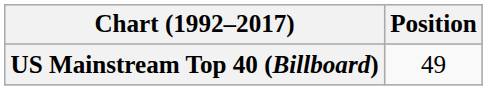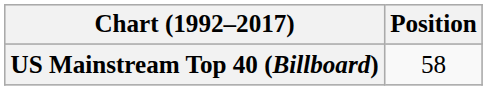(433, 64) 49 -> (433, 64) 58
